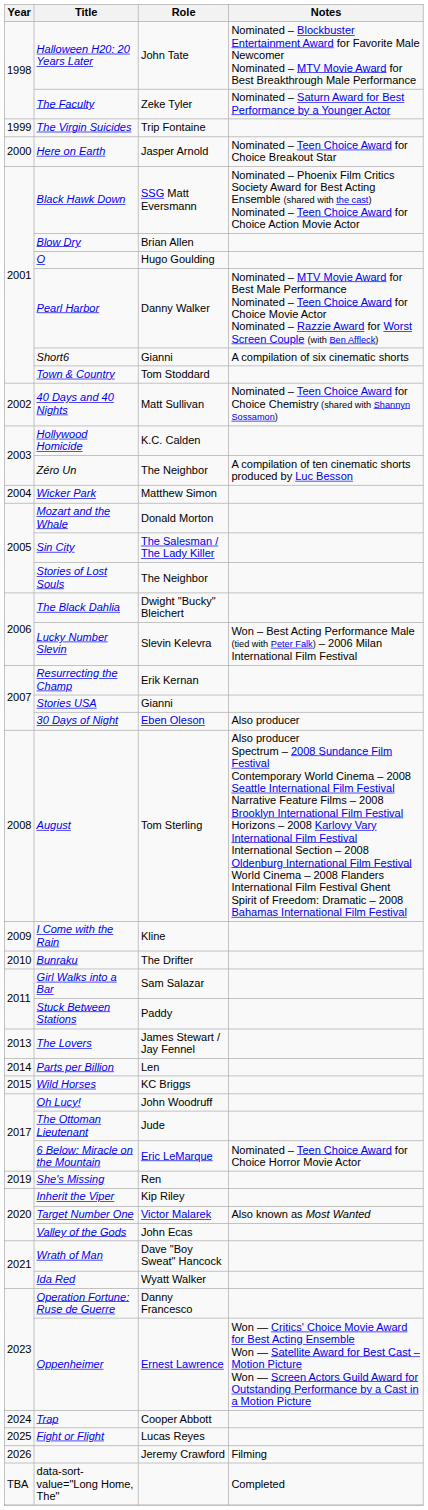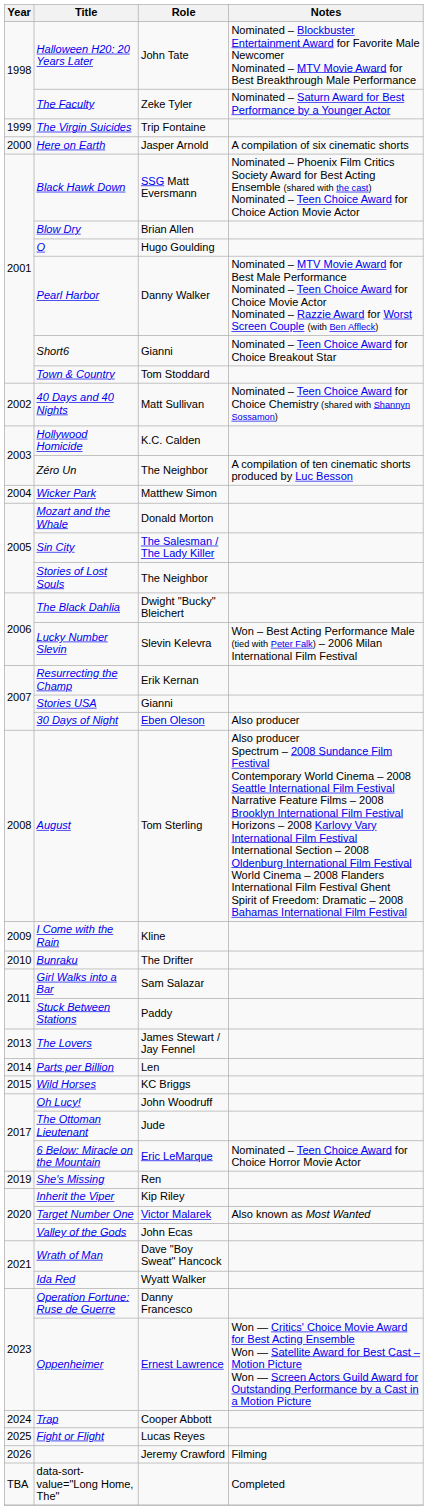(320, 151) Nominated – Teen Choice Award for Choice Breakout Star -> (320, 145) A compilation of six cinematic shorts
(320, 357) A compilation of six cinematic shorts -> (320, 350) Nominated – Teen Choice Award for Choice Breakout Star
